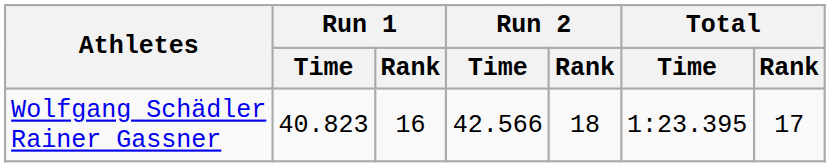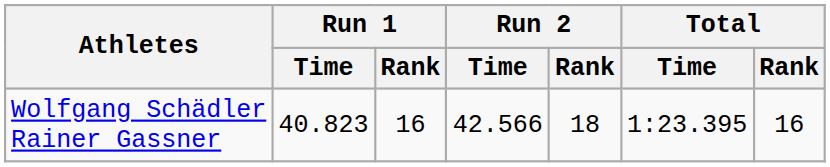(789, 125) 17 -> (789, 125) 16
